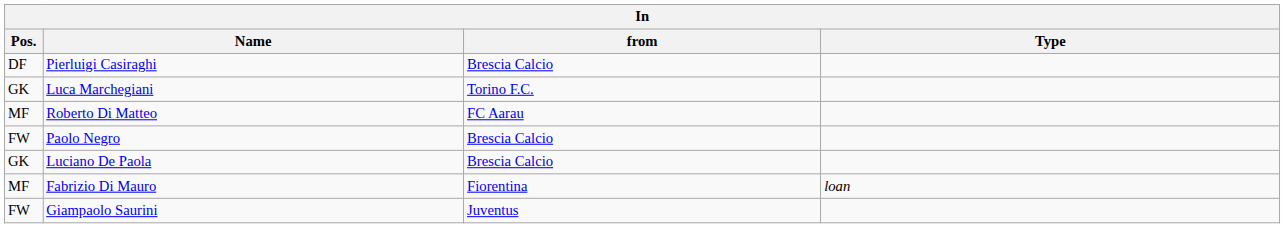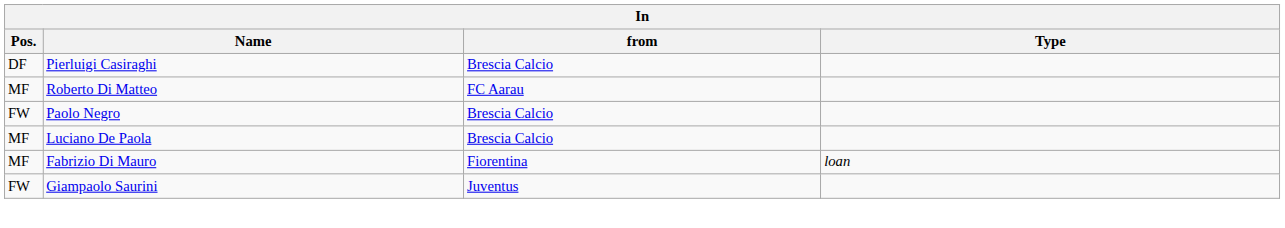- row: (100, 89)
(19, 162) GK -> (19, 138) MF
